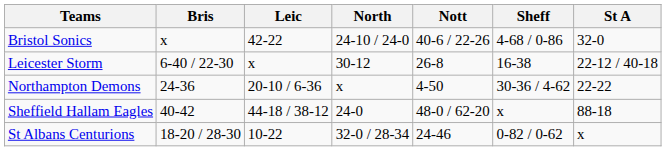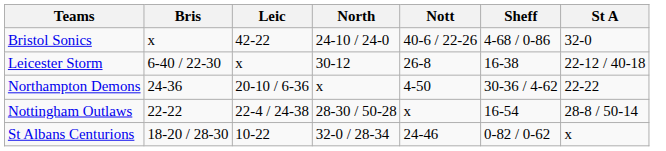+ row: (70, 110)
- row: (80, 110)
